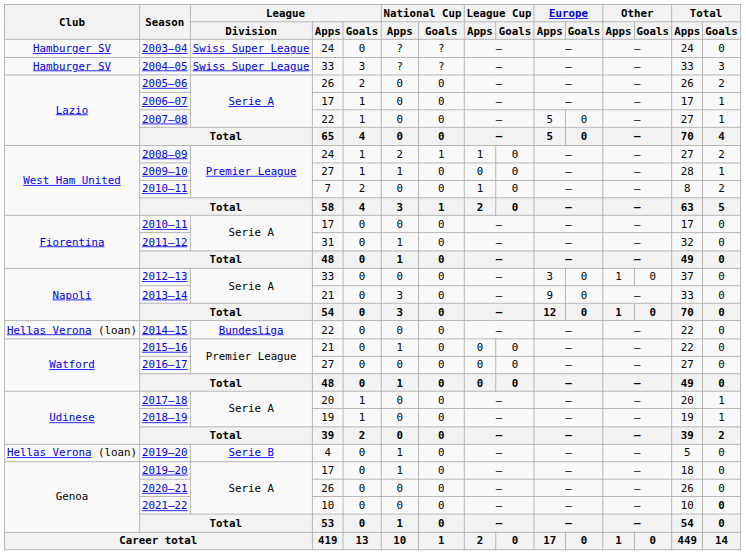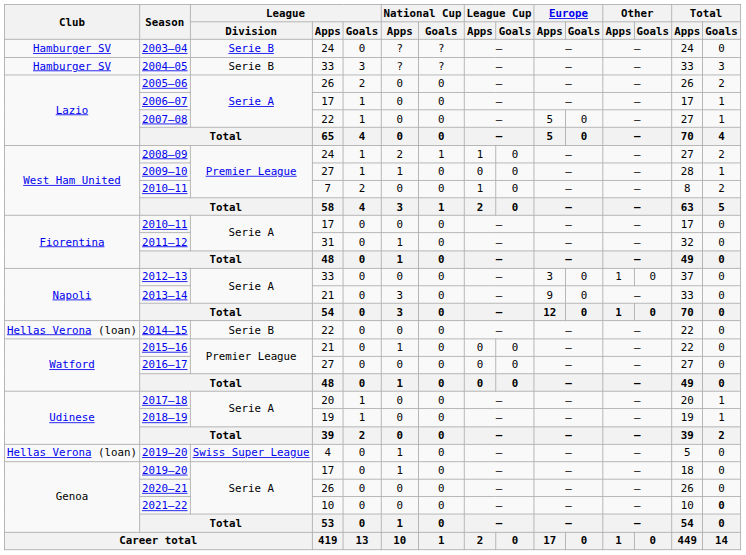(251, 48) Swiss Super League -> (251, 48) Serie B
(251, 66) Swiss Super League -> (251, 66) Serie B
(251, 330) Bundesliga -> (251, 330) Serie B
(251, 453) Serie B -> (251, 453) Swiss Super League
